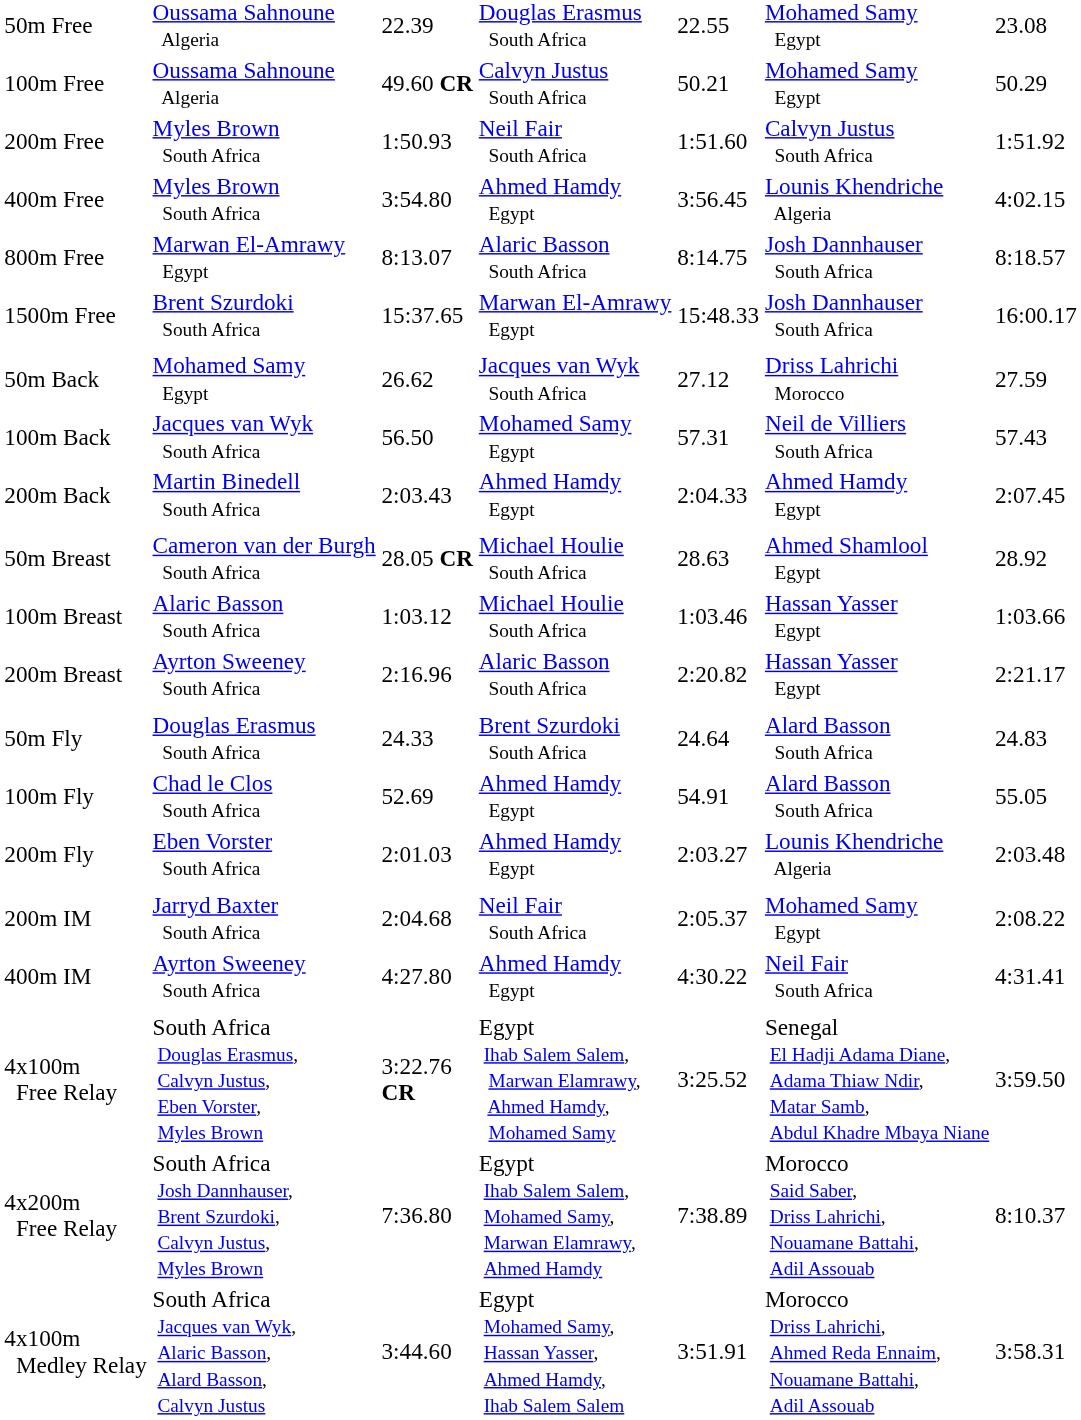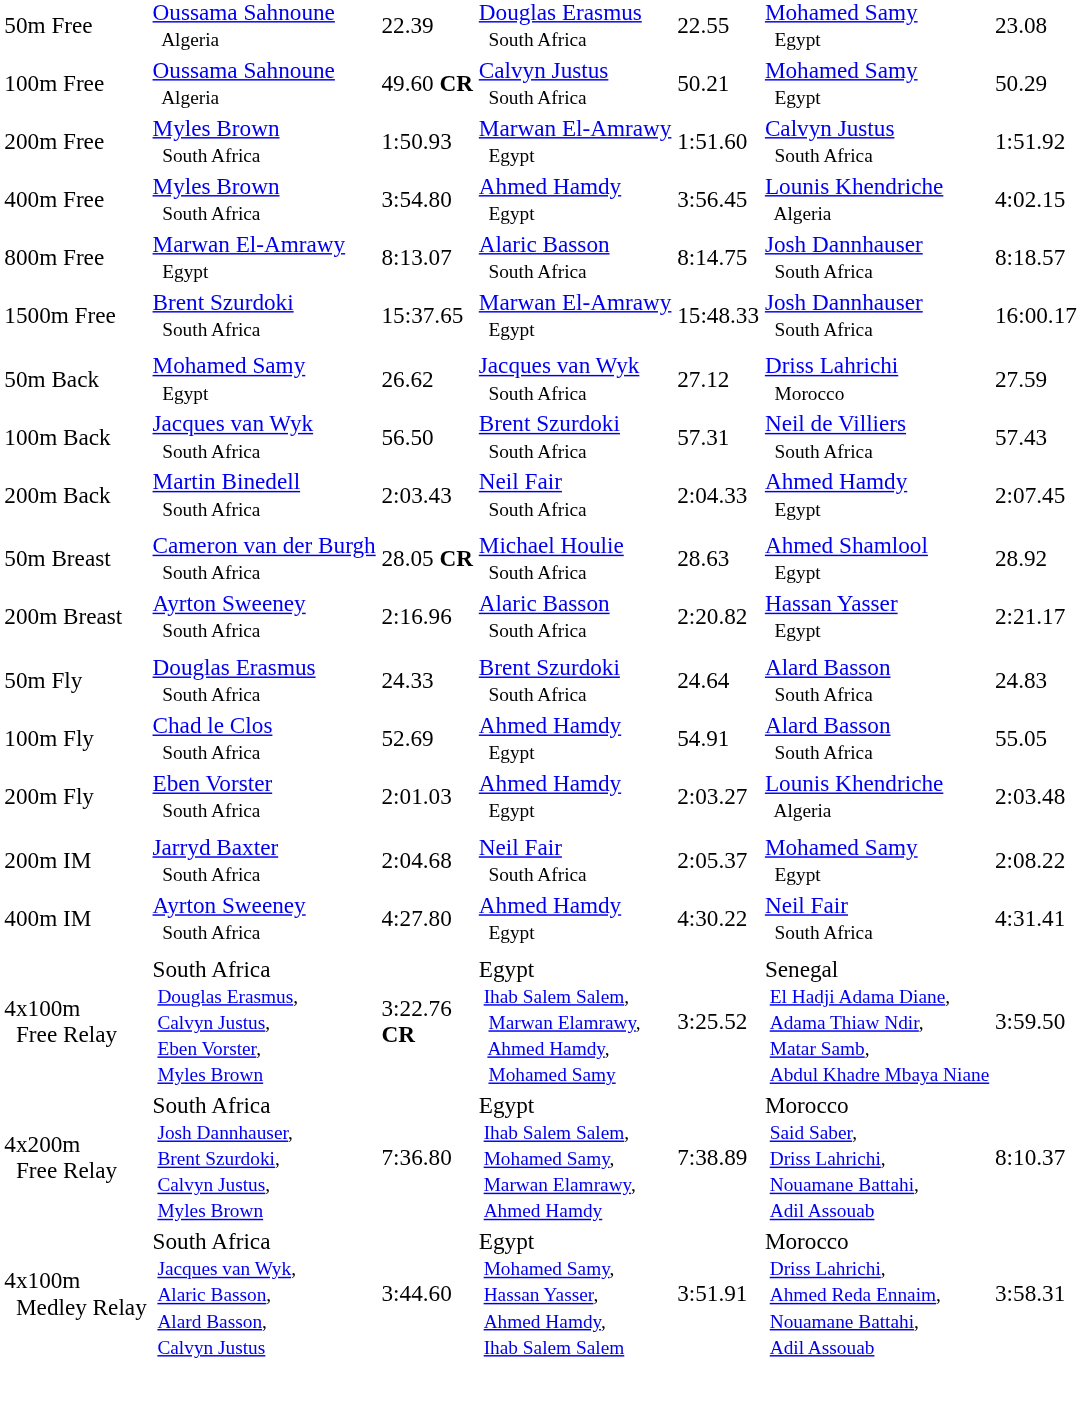(533, 141) Neil Fair South Africa -> (575, 141) Marwan El-Amrawy Egypt
(555, 437) Mohamed Samy Egypt -> (549, 437) Brent Szurdoki South Africa
(550, 495) Ahmed Hamdy Egypt -> (533, 495) Neil Fair South Africa
- row: (63, 616)
